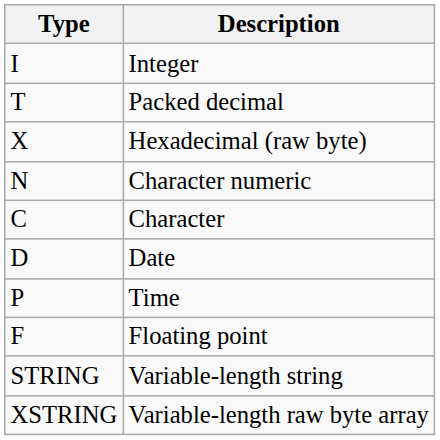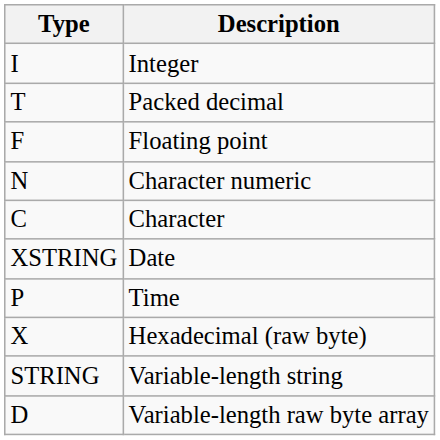rows swapped: (198, 336) <-> (248, 141)
(19, 258) D -> (64, 258) XSTRING
(64, 414) XSTRING -> (19, 414) D
